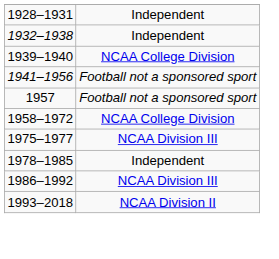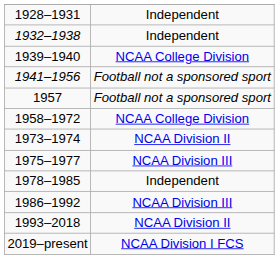+ row: (48, 139)
+ row: (48, 243)
